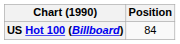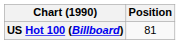(150, 30) 84 -> (150, 30) 81
